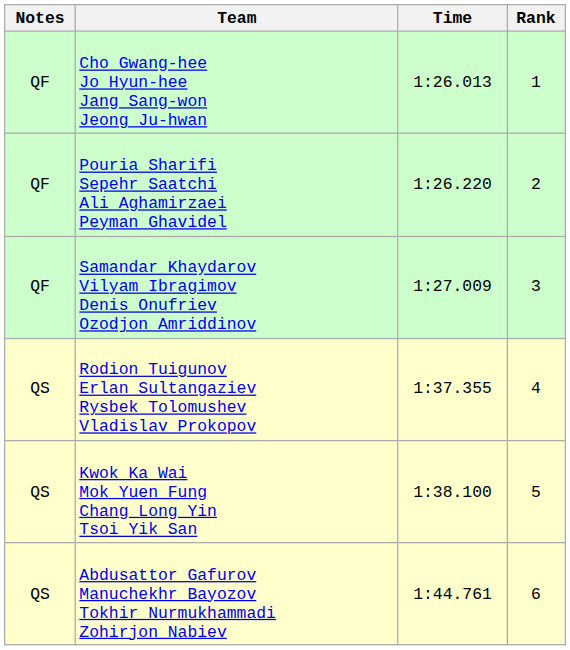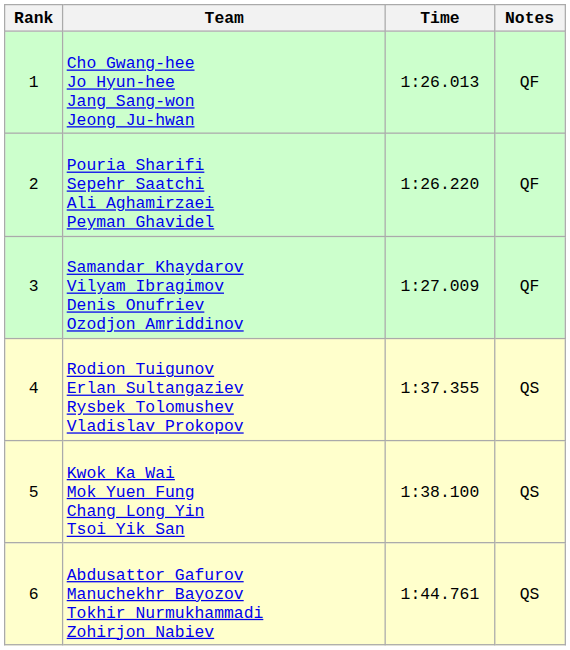columns swapped: (536, 18) <-> (40, 18)
